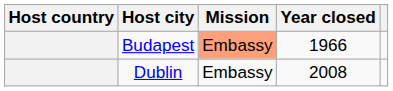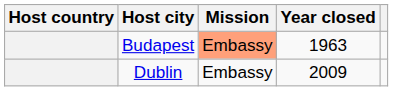(328, 45) 1966 -> (328, 45) 1963
(328, 72) 2008 -> (328, 72) 2009
